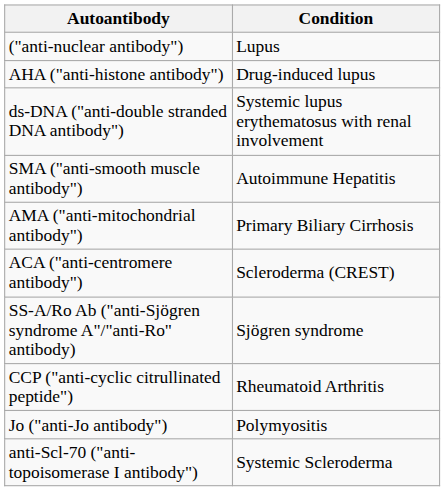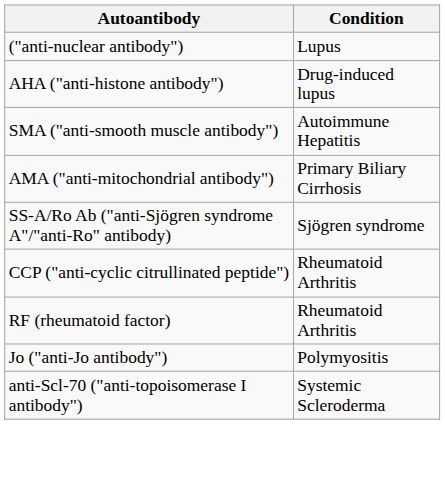- row: (118, 121)
- row: (90, 273)
+ row: (90, 320)
